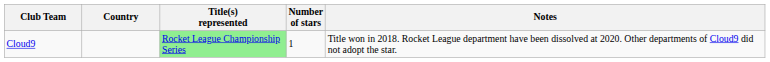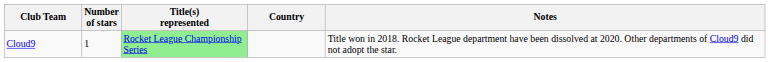columns swapped: (121, 17) <-> (306, 17)
